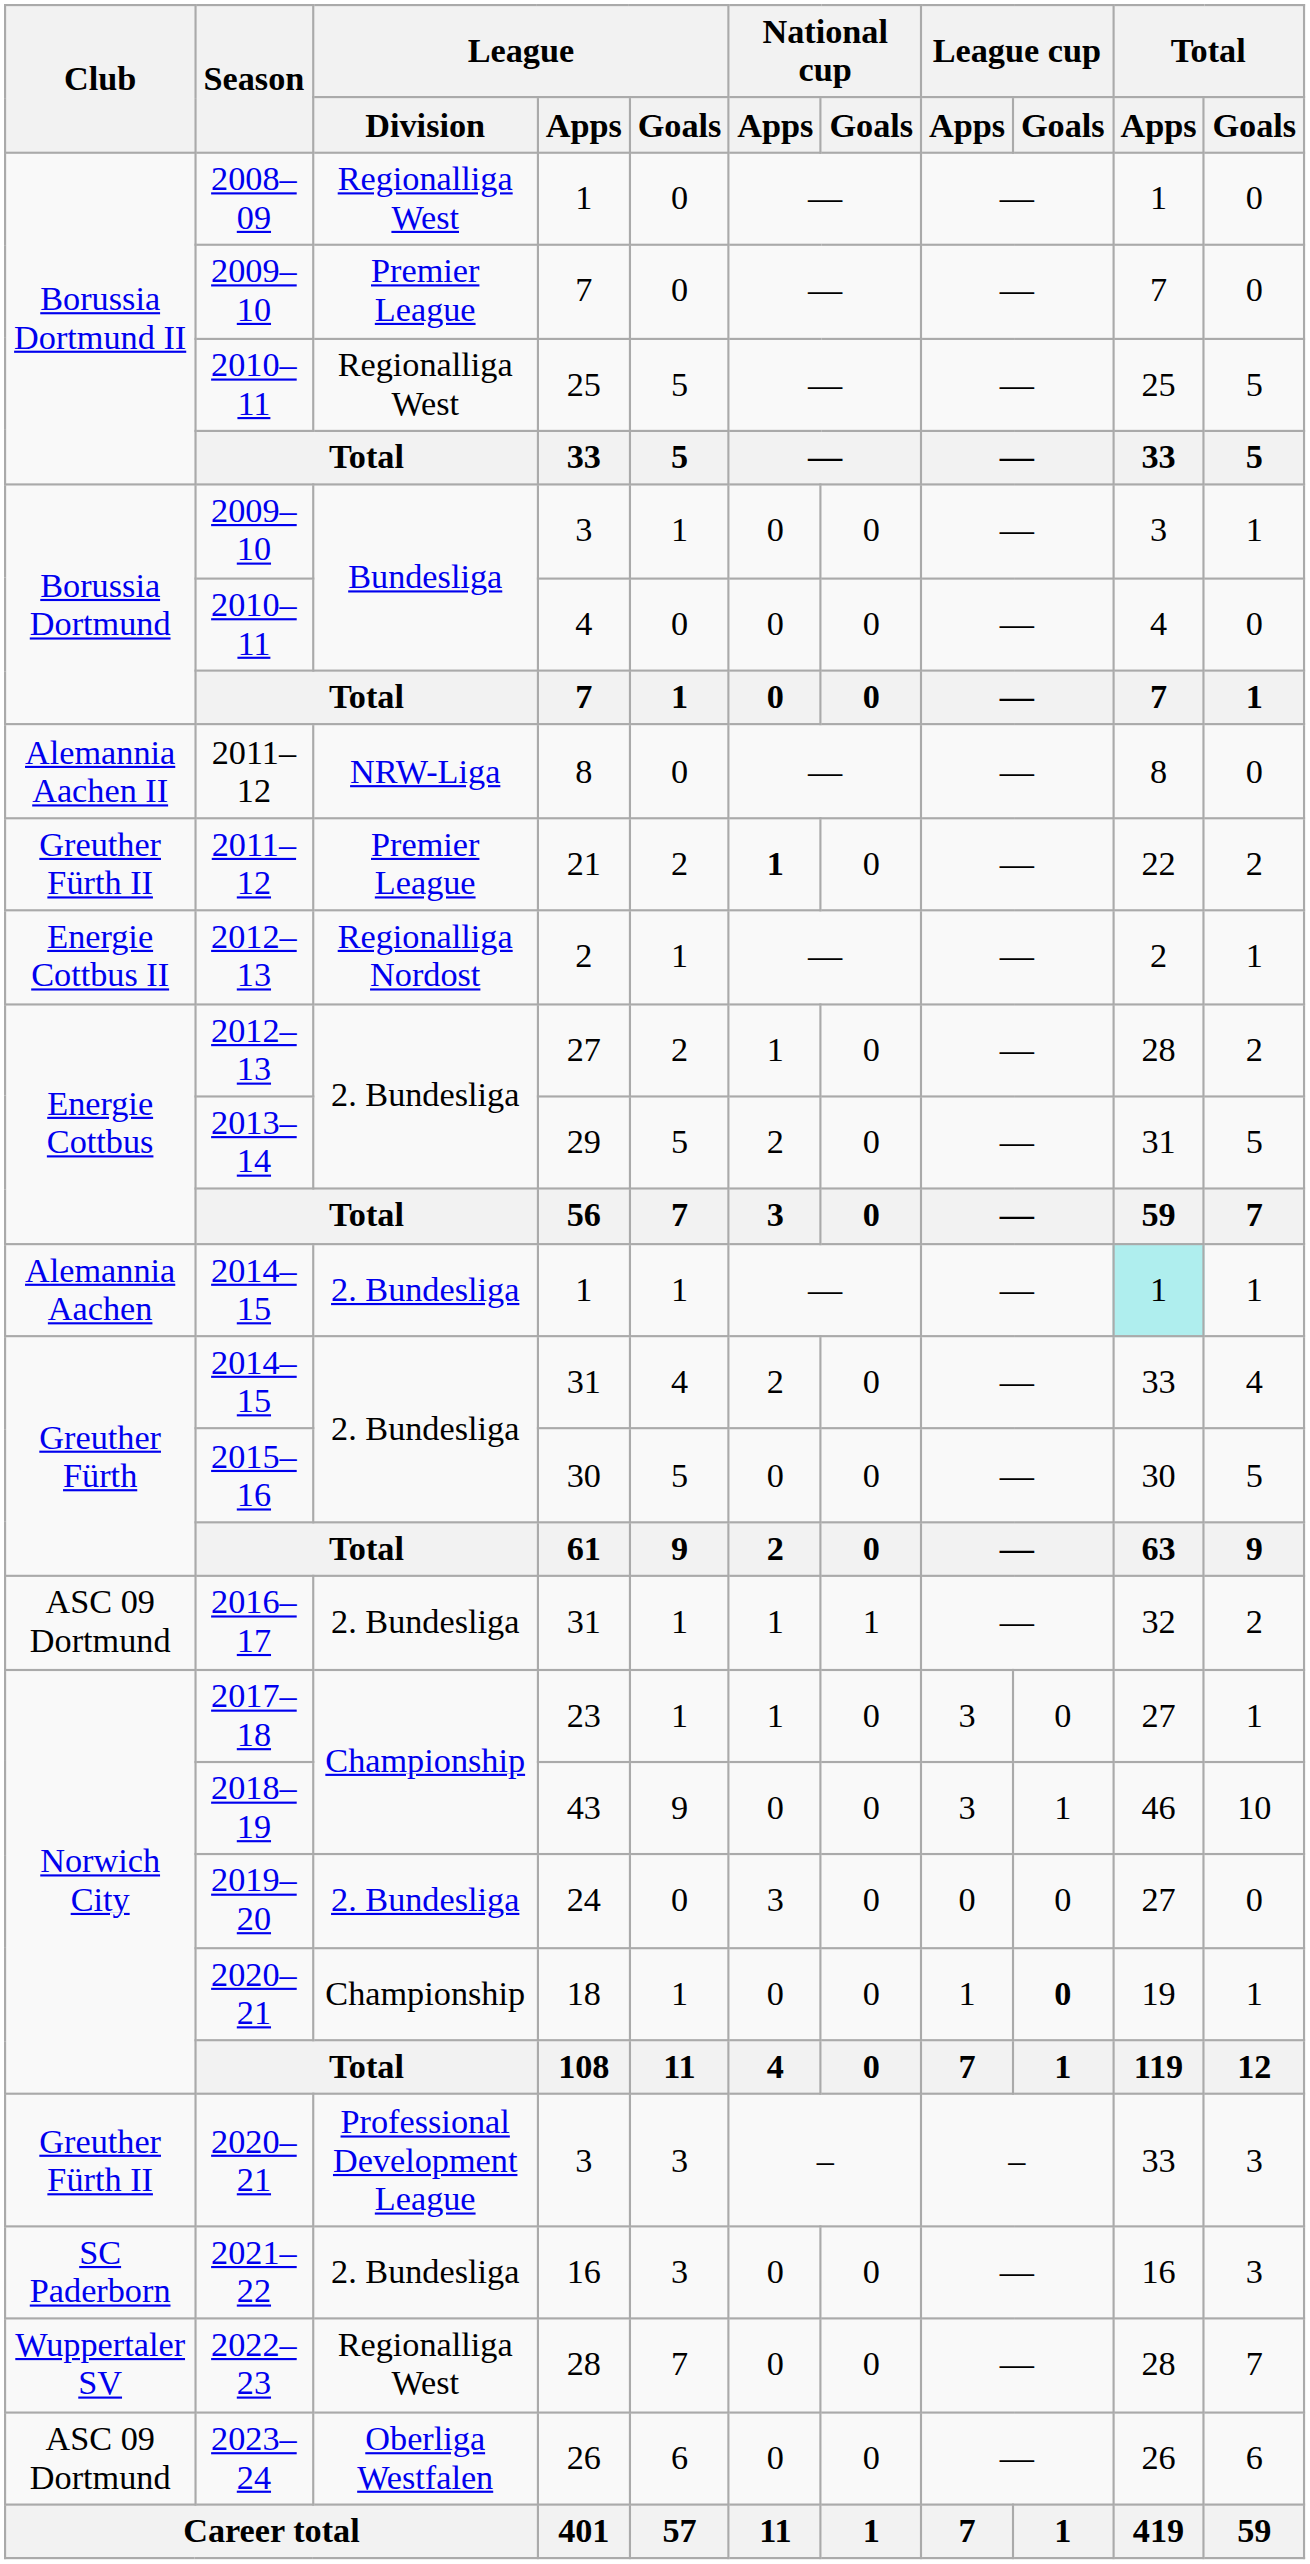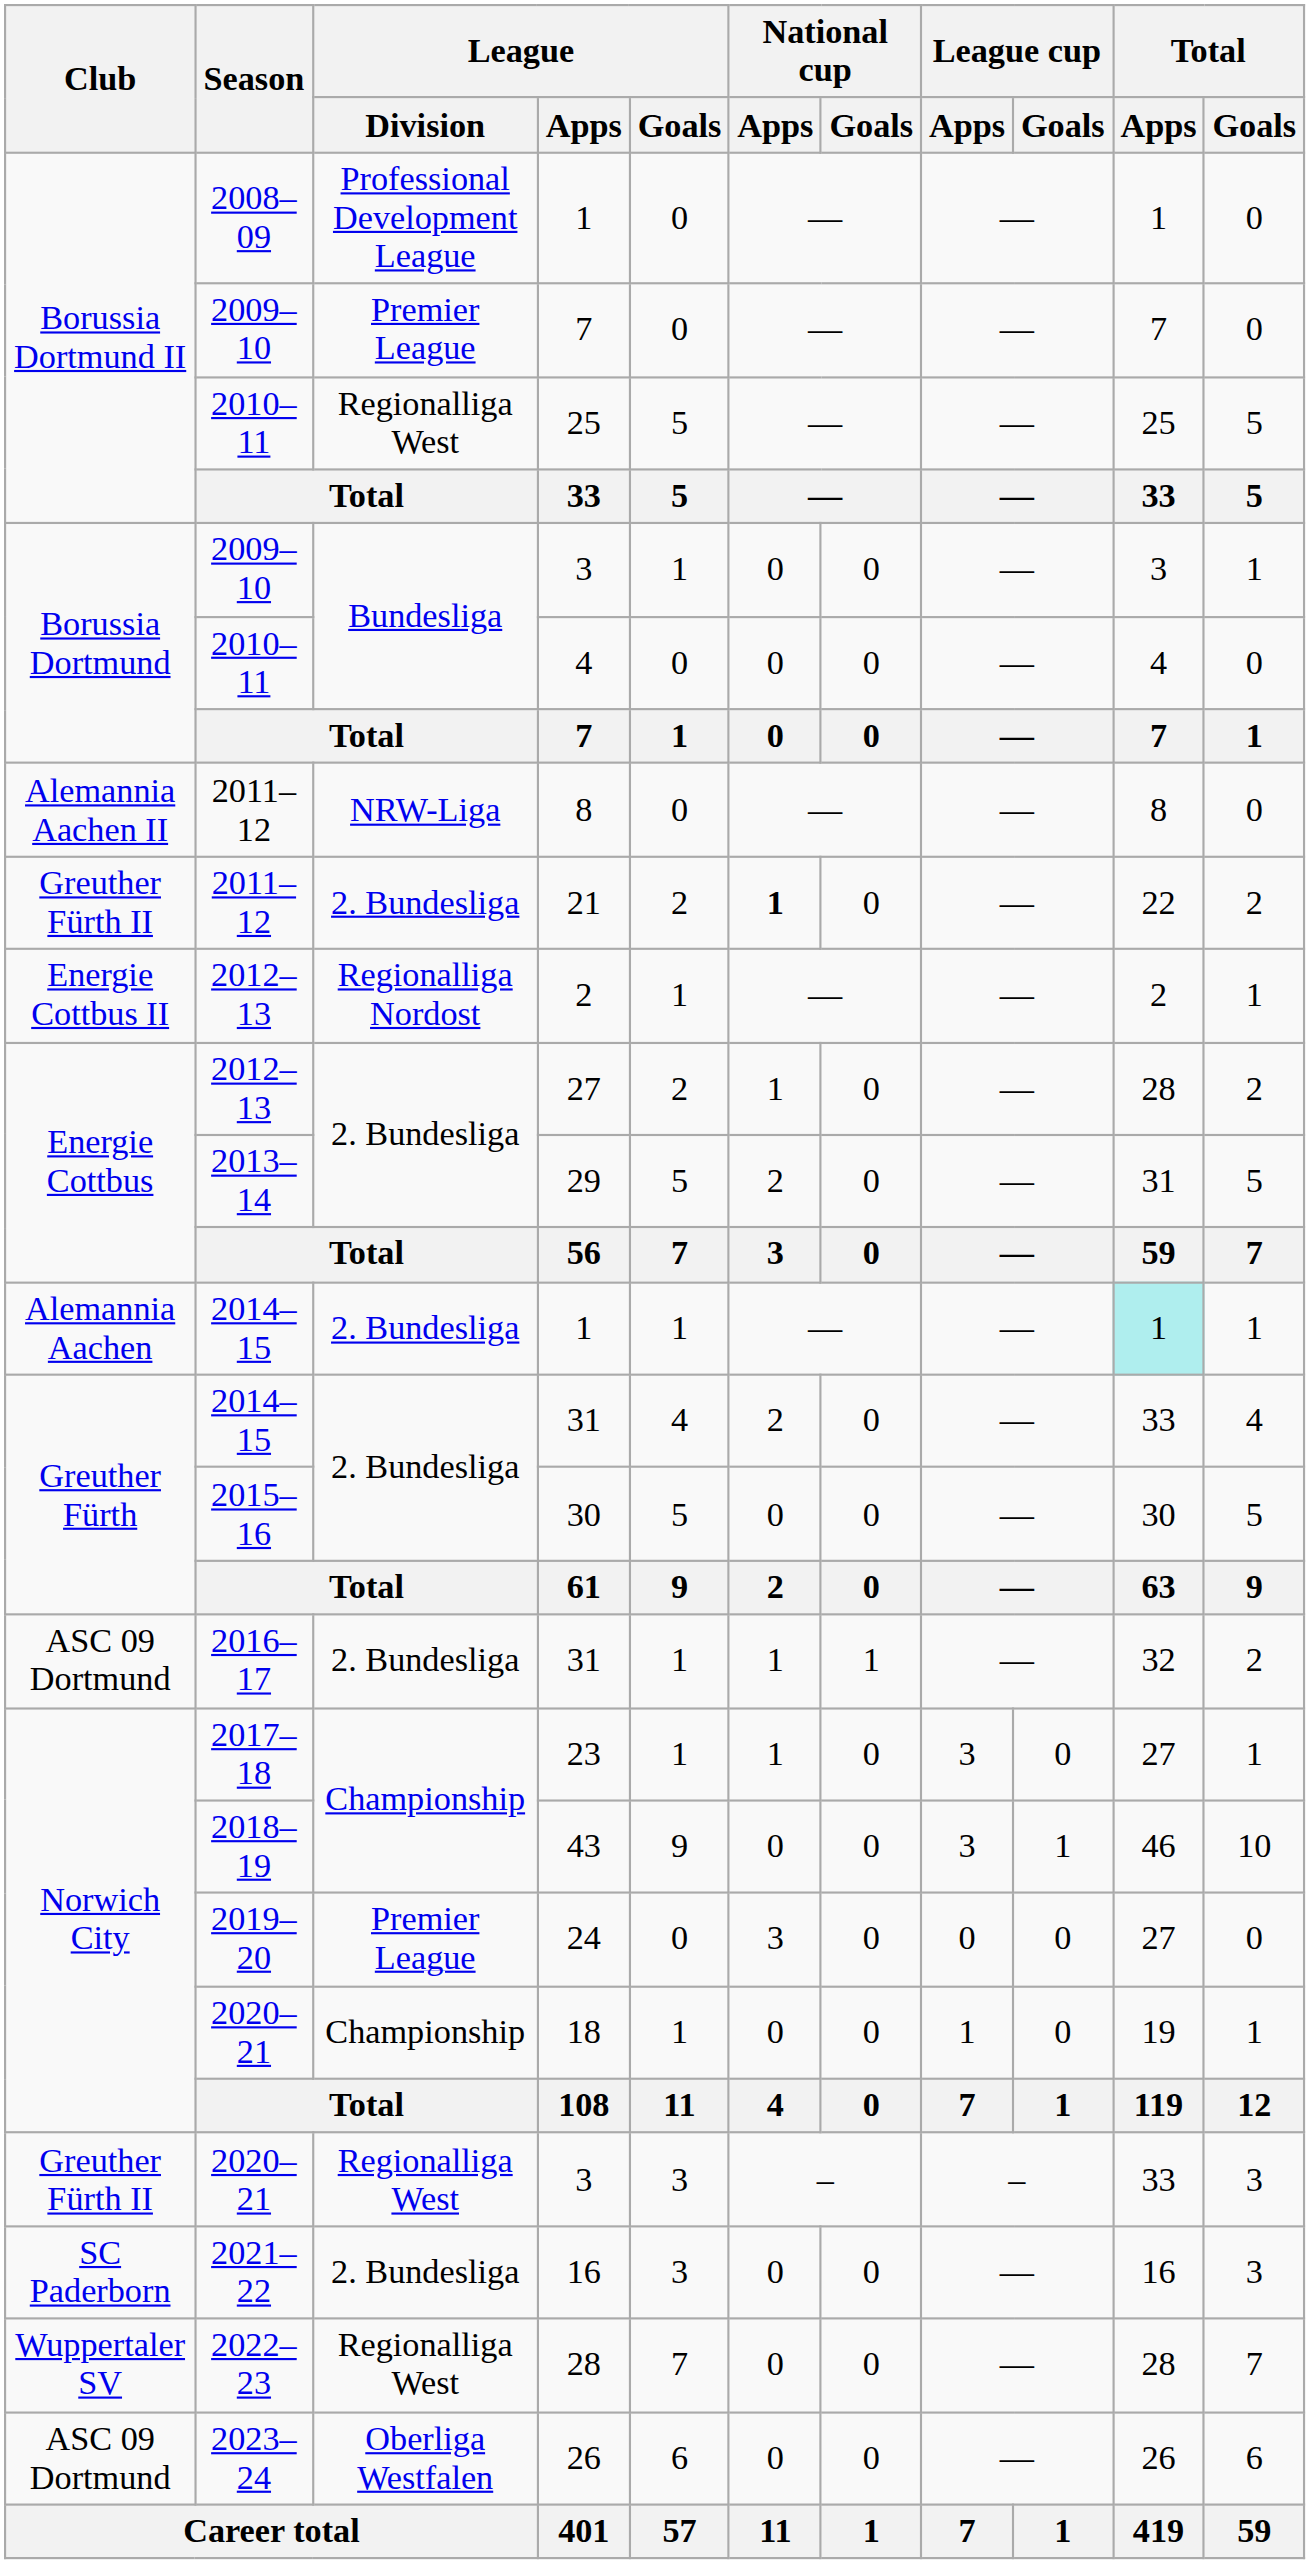(425, 198) Regionalliga West -> (425, 217) Professional Development League
(425, 863) Premier League -> (425, 902) 2. Bundesliga
(425, 1900) 2. Bundesliga -> (425, 1938) Premier League
(1063, 1993) bold -> (1063, 2031) normal
(425, 2159) Professional Development League -> (425, 2178) Regionalliga West
